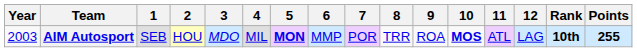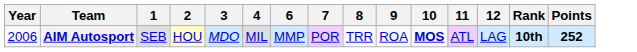- column: (289, 15)
(22, 36) 2003 -> (22, 36) 2006
(609, 36) 255 -> (572, 36) 252
